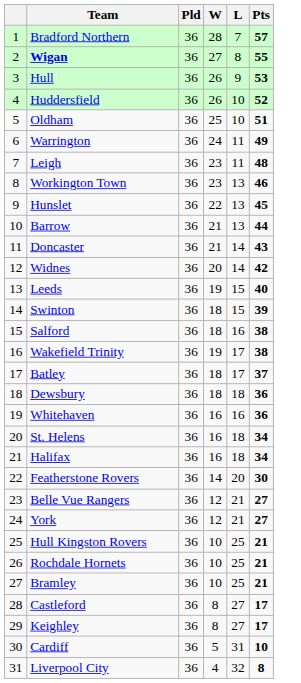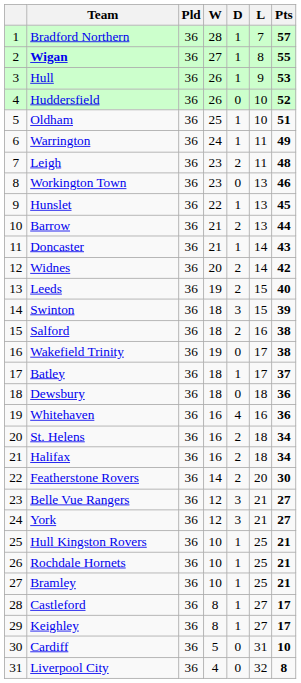+ column: (238, 15)
